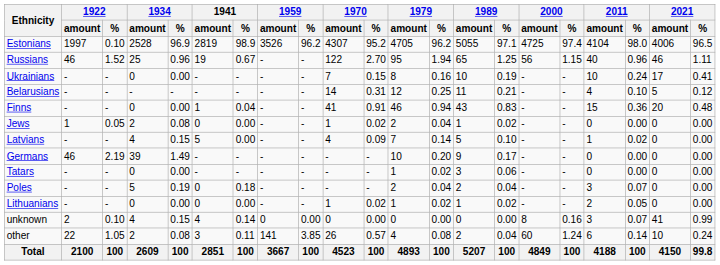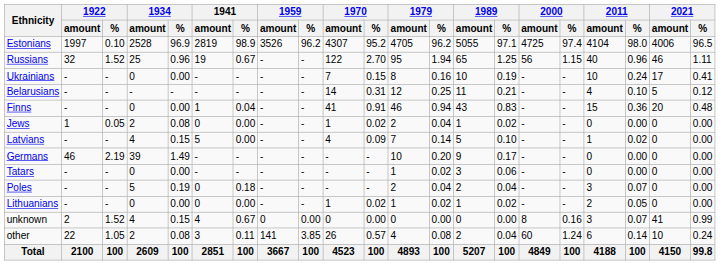(70, 60) 46 -> (70, 60) 32
(115, 220) 0.10 -> (115, 220) 1.52
(245, 220) 0.14 -> (245, 220) 0.67
